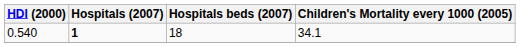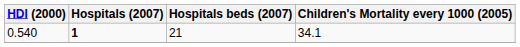(176, 33) 18 -> (176, 33) 21
